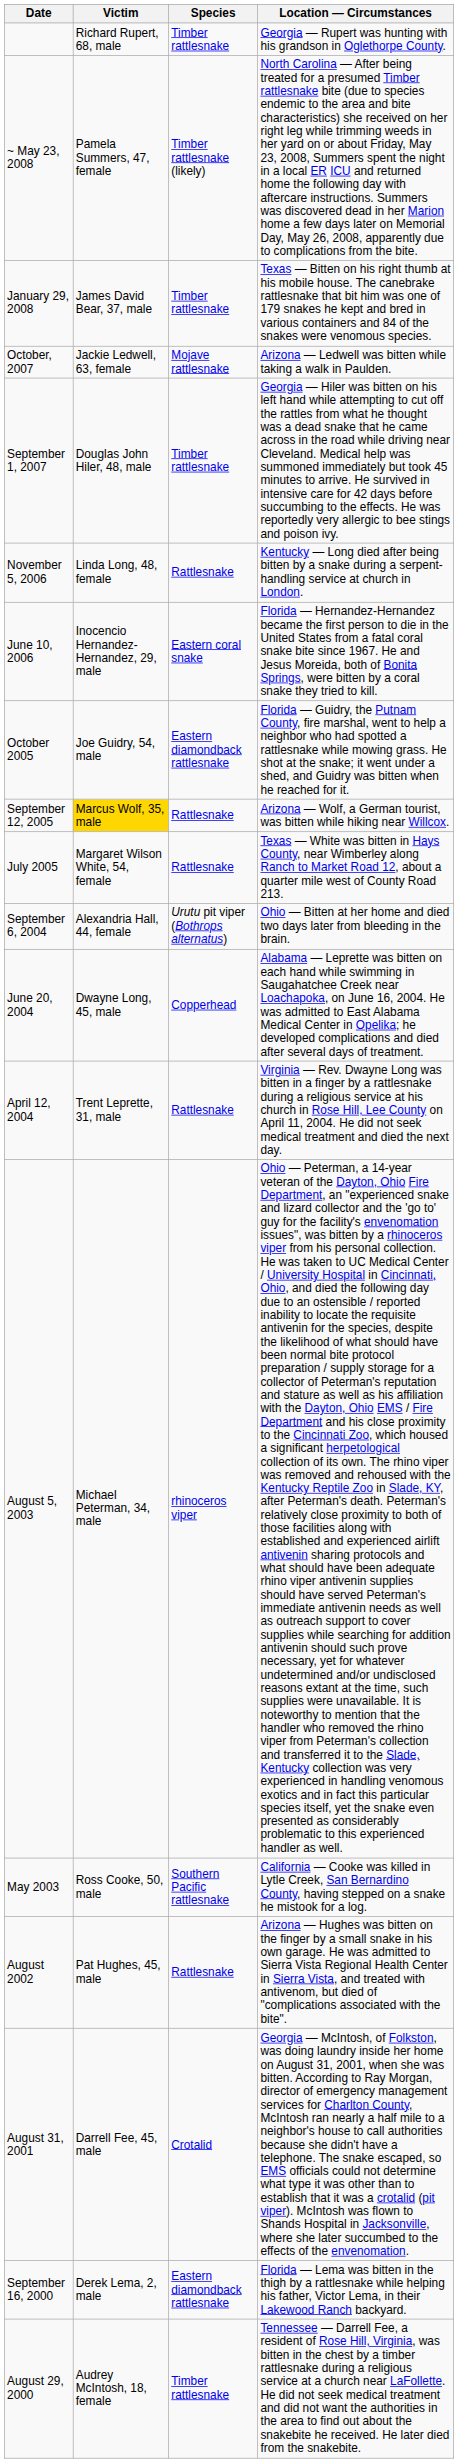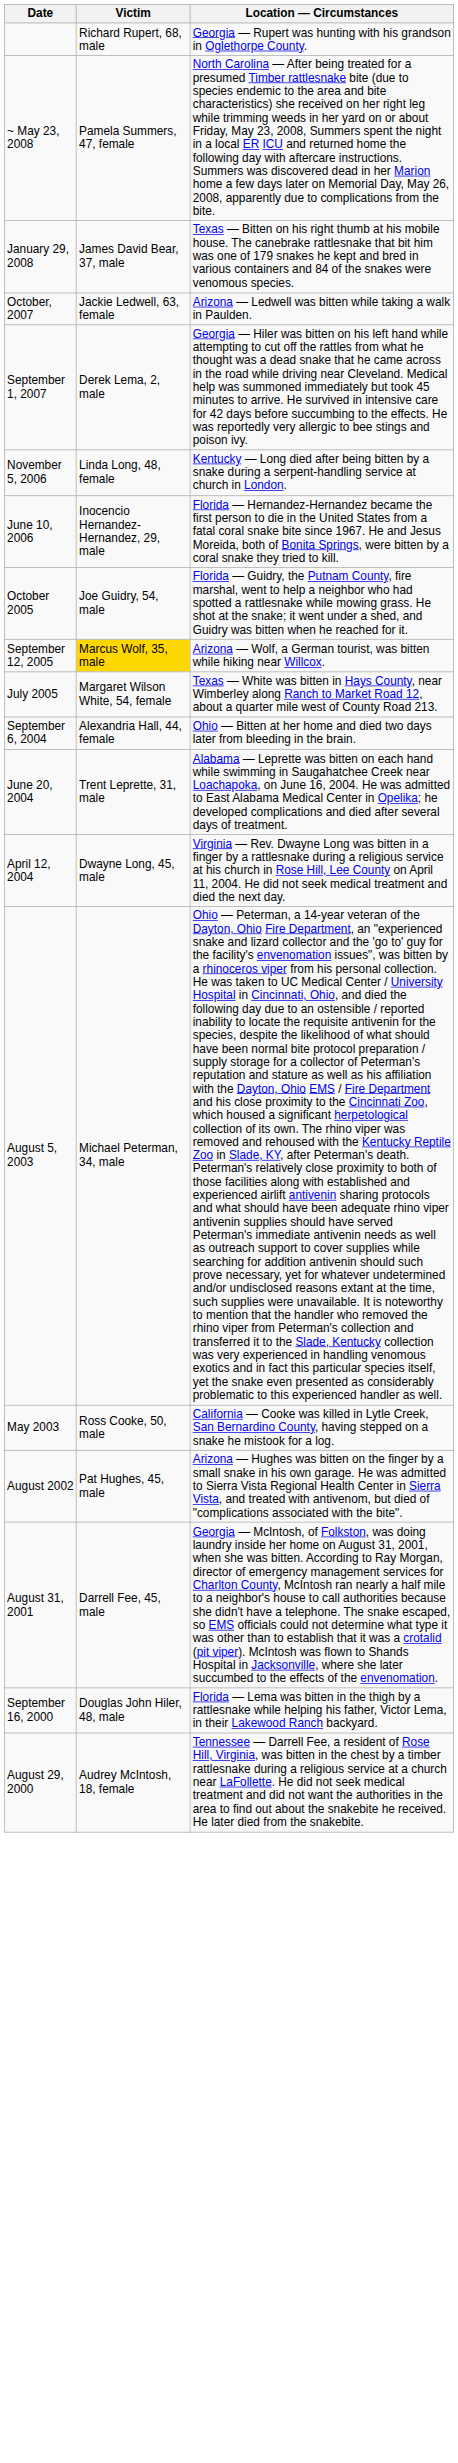- column: (213, 13)
(114, 460) Douglas John Hiler, 48, male -> (120, 387) Derek Lema, 2, male
(114, 1005) Dwayne Long, 45, male -> (128, 791) Trent Leprette, 31, male
(114, 1110) Trent Leprette, 31, male -> (127, 870) Dwayne Long, 45, male
(116, 2289) Derek Lema, 2, male -> (130, 1710) Douglas John Hiler, 48, male
